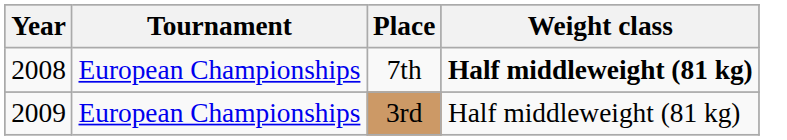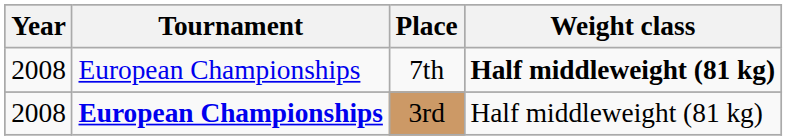(39, 112) 2009 -> (39, 112) 2008
(219, 112) normal -> (231, 112) bold
